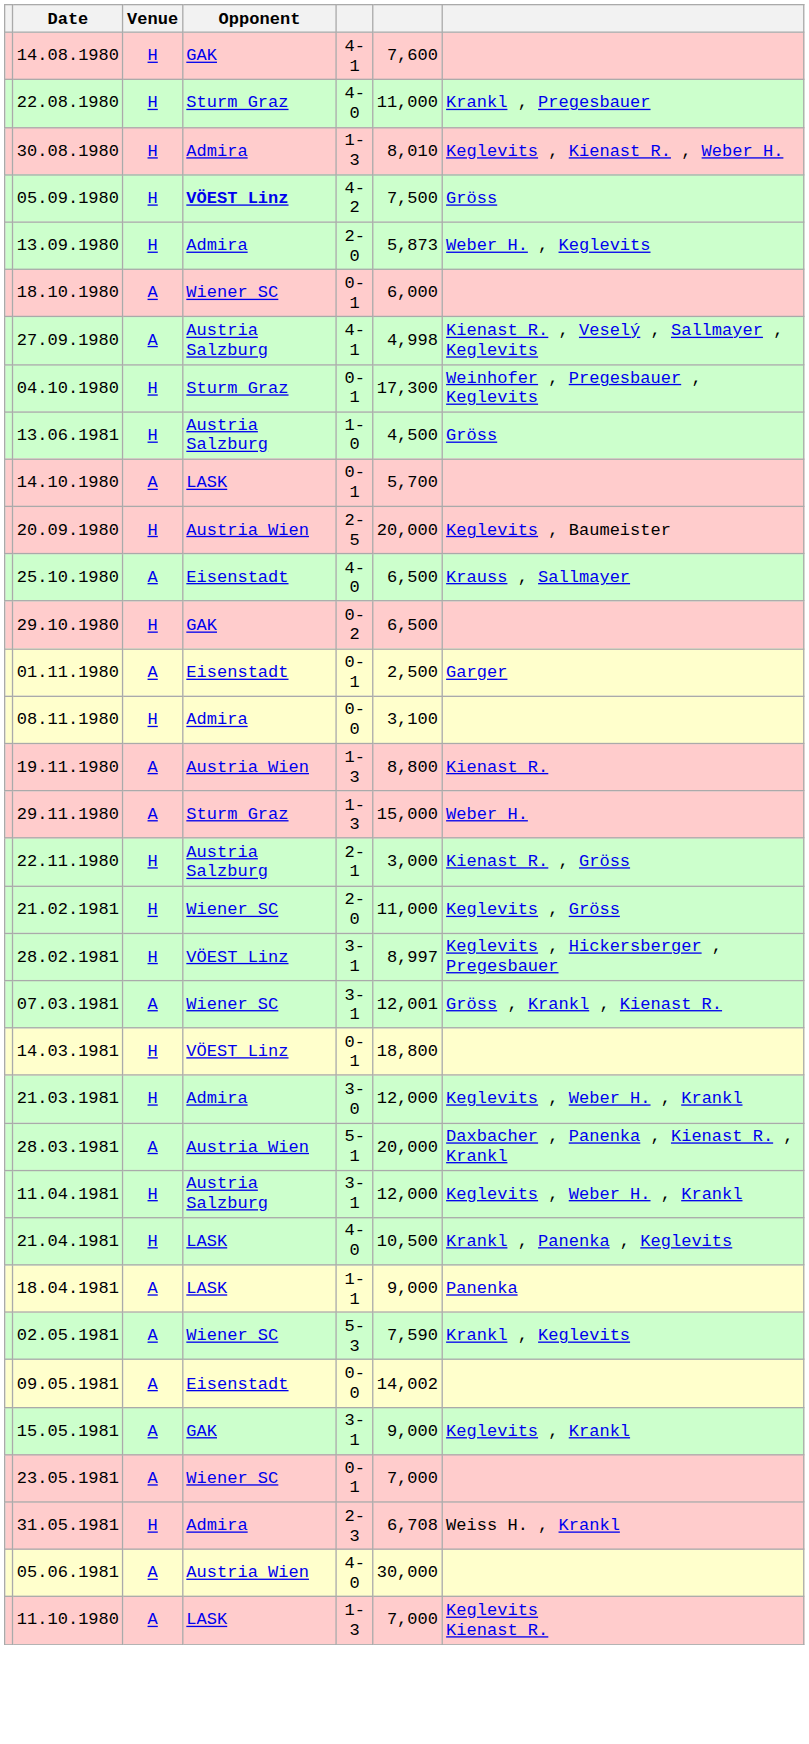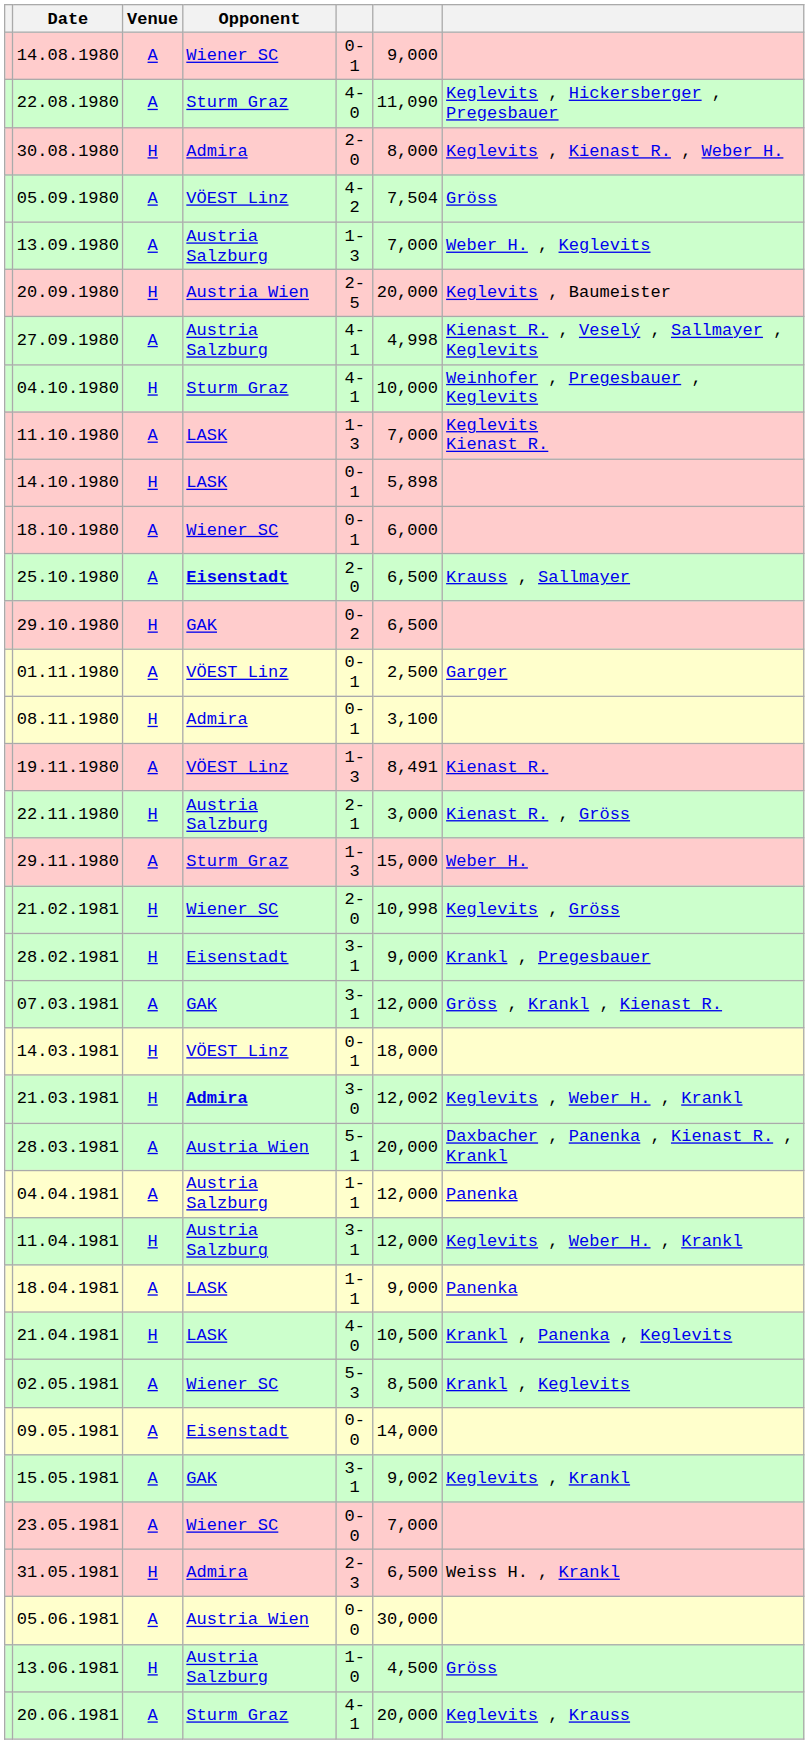(153, 56) H -> (153, 56) A
(202, 56) GAK -> (232, 56) Wiener SC
(355, 56) 4-1 -> (355, 56) 0-1
(412, 56) 7,600 -> (412, 56) 9,000
(153, 104) H -> (153, 104) A
(407, 104) 11,000 -> (407, 104) 11,090
(548, 104) Krankl , Pregesbauer -> (584, 104) Keglevits , Hickersberger , Pregesbauer
(355, 151) 1-3 -> (355, 151) 2-0
(412, 151) 8,010 -> (412, 151) 8,000
(153, 198) H -> (153, 198) A
(237, 198) bold -> (237, 198) normal
(412, 198) 7,500 -> (412, 198) 7,504
(153, 246) H -> (153, 246) A
(217, 246) Admira -> (227, 246) Austria Salzburg
(355, 246) 2-0 -> (355, 246) 1-3
(412, 246) 5,873 -> (412, 246) 7,000
rows swapped: (68, 530) <-> (68, 293)
(355, 388) 0-1 -> (355, 388) 4-1
(407, 388) 17,300 -> (407, 388) 10,000
rows swapped: (68, 1620) <-> (68, 435)
(153, 483) A -> (153, 483) H
(412, 483) 5,700 -> (412, 483) 5,898
(237, 578) normal -> (237, 578) bold
(355, 578) 4-0 -> (355, 578) 2-0
(237, 672) Eisenstadt -> (237, 672) VÖEST Linz
(355, 720) 0-0 -> (355, 720) 0-1
(248, 767) Austria Wien -> (237, 767) VÖEST Linz
(412, 767) 8,800 -> (412, 767) 8,491
rows swapped: (68, 862) <-> (68, 815)
(407, 909) 11,000 -> (407, 909) 10,998
(237, 957) VÖEST Linz -> (237, 957) Eisenstadt
(412, 957) 8,997 -> (412, 957) 9,000
(584, 957) Keglevits , Hickersberger , Pregesbauer -> (548, 957) Krankl , Pregesbauer
(232, 1004) Wiener SC -> (202, 1004) GAK
(407, 1004) 12,001 -> (407, 1004) 12,000
(407, 1052) 18,800 -> (407, 1052) 18,000
(217, 1099) normal -> (217, 1099) bold
(407, 1099) 12,000 -> (407, 1099) 12,002
+ row: (68, 1194)
rows swapped: (68, 1289) <-> (68, 1241)
(412, 1336) 7,590 -> (412, 1383) 8,500
(407, 1383) 14,002 -> (407, 1431) 14,000
(412, 1431) 9,000 -> (412, 1478) 9,002
(355, 1478) 0-1 -> (355, 1526) 0-0
(412, 1526) 6,708 -> (412, 1573) 6,500
(355, 1573) 4-0 -> (355, 1620) 0-0
+ row: (68, 1715)
